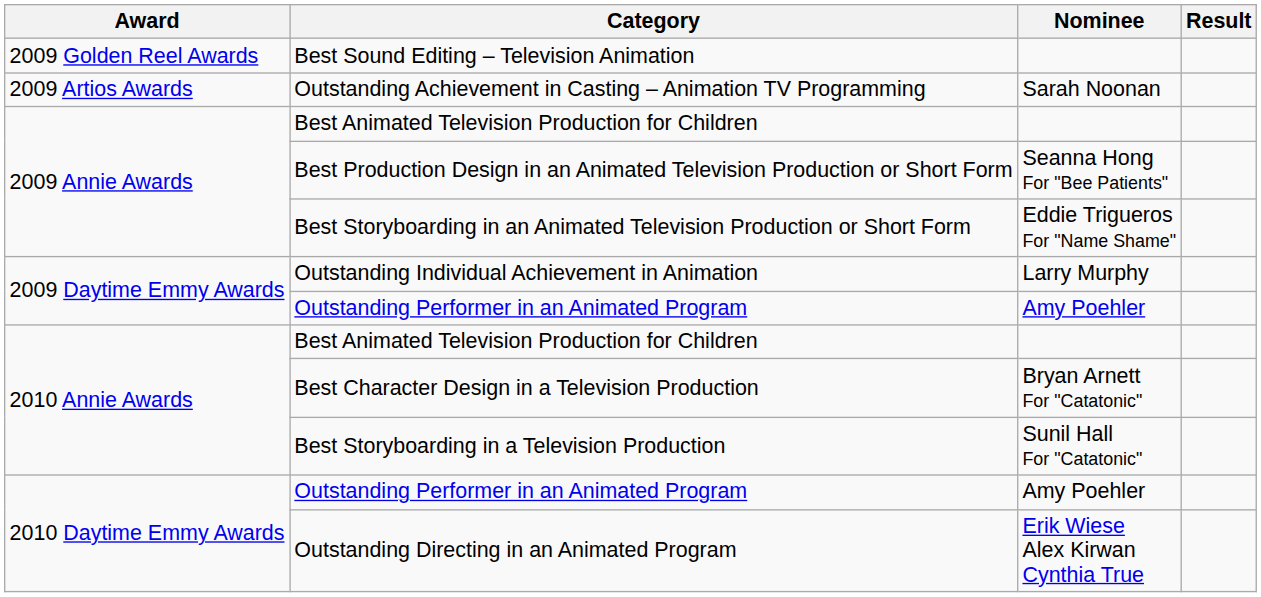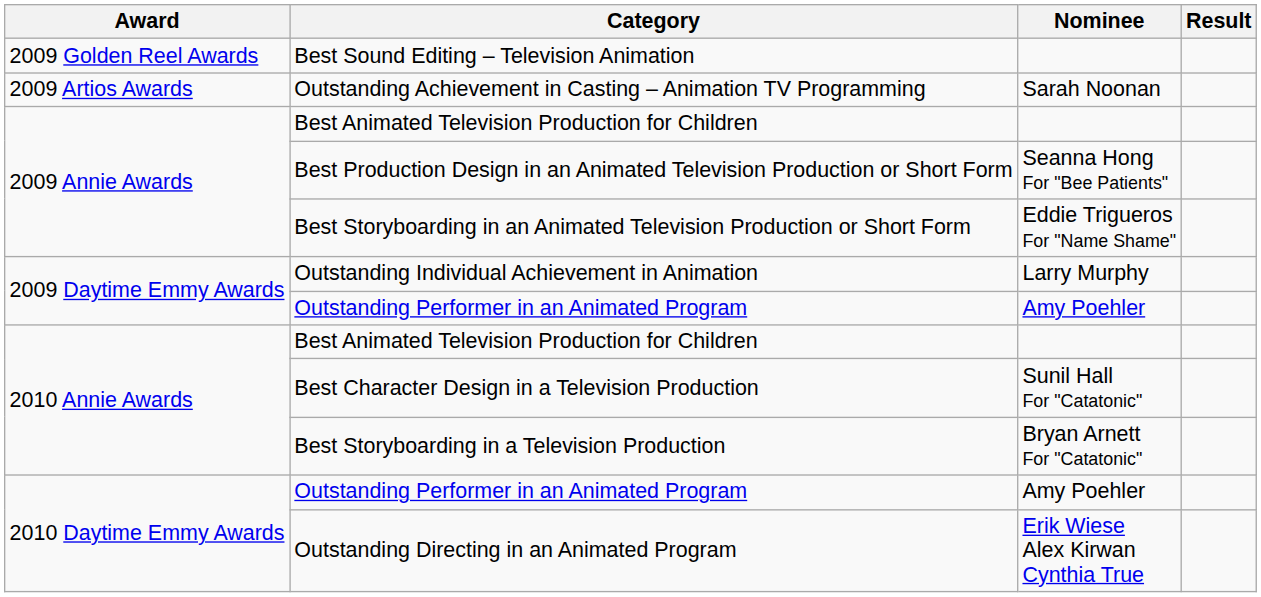(1082, 387) Bryan Arnett For "Catatonic" -> (1082, 387) Sunil Hall For "Catatonic"
(1082, 445) Sunil Hall For "Catatonic" -> (1082, 445) Bryan Arnett For "Catatonic"
